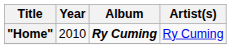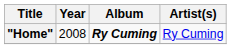(73, 33) 2010 -> (73, 33) 2008
